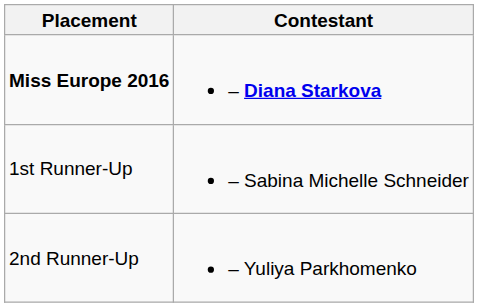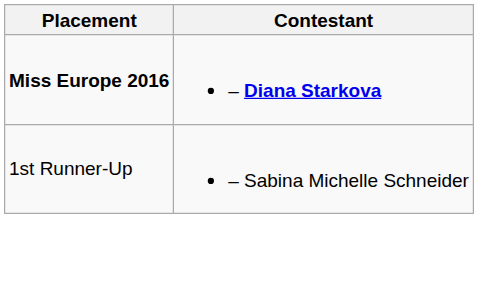- row: (74, 258)
